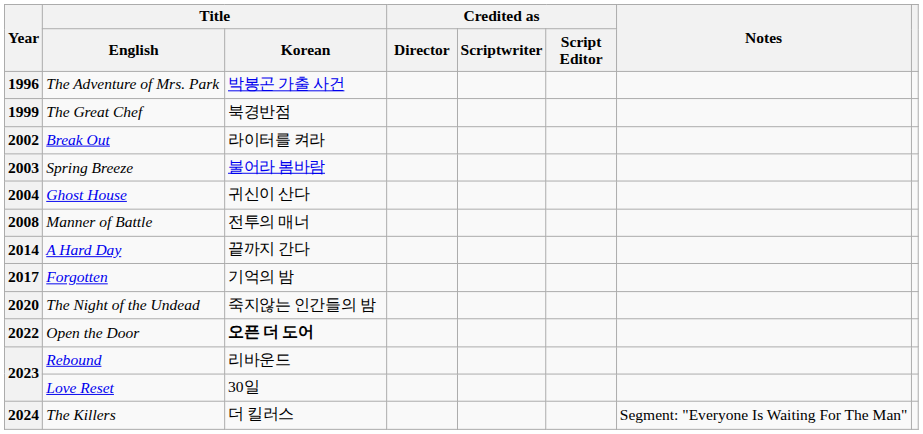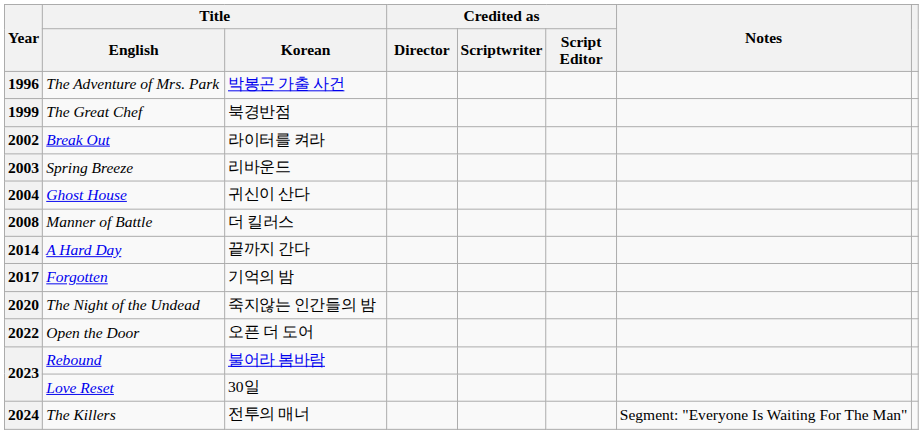(277, 167) 불어라 봄바람 -> (259, 167) 리바운드
(269, 222) 전투의 매너 -> (261, 222) 더 킬러스
(271, 332) bold -> (271, 332) normal
(259, 359) 리바운드 -> (277, 359) 불어라 봄바람
(261, 414) 더 킬러스 -> (269, 414) 전투의 매너
